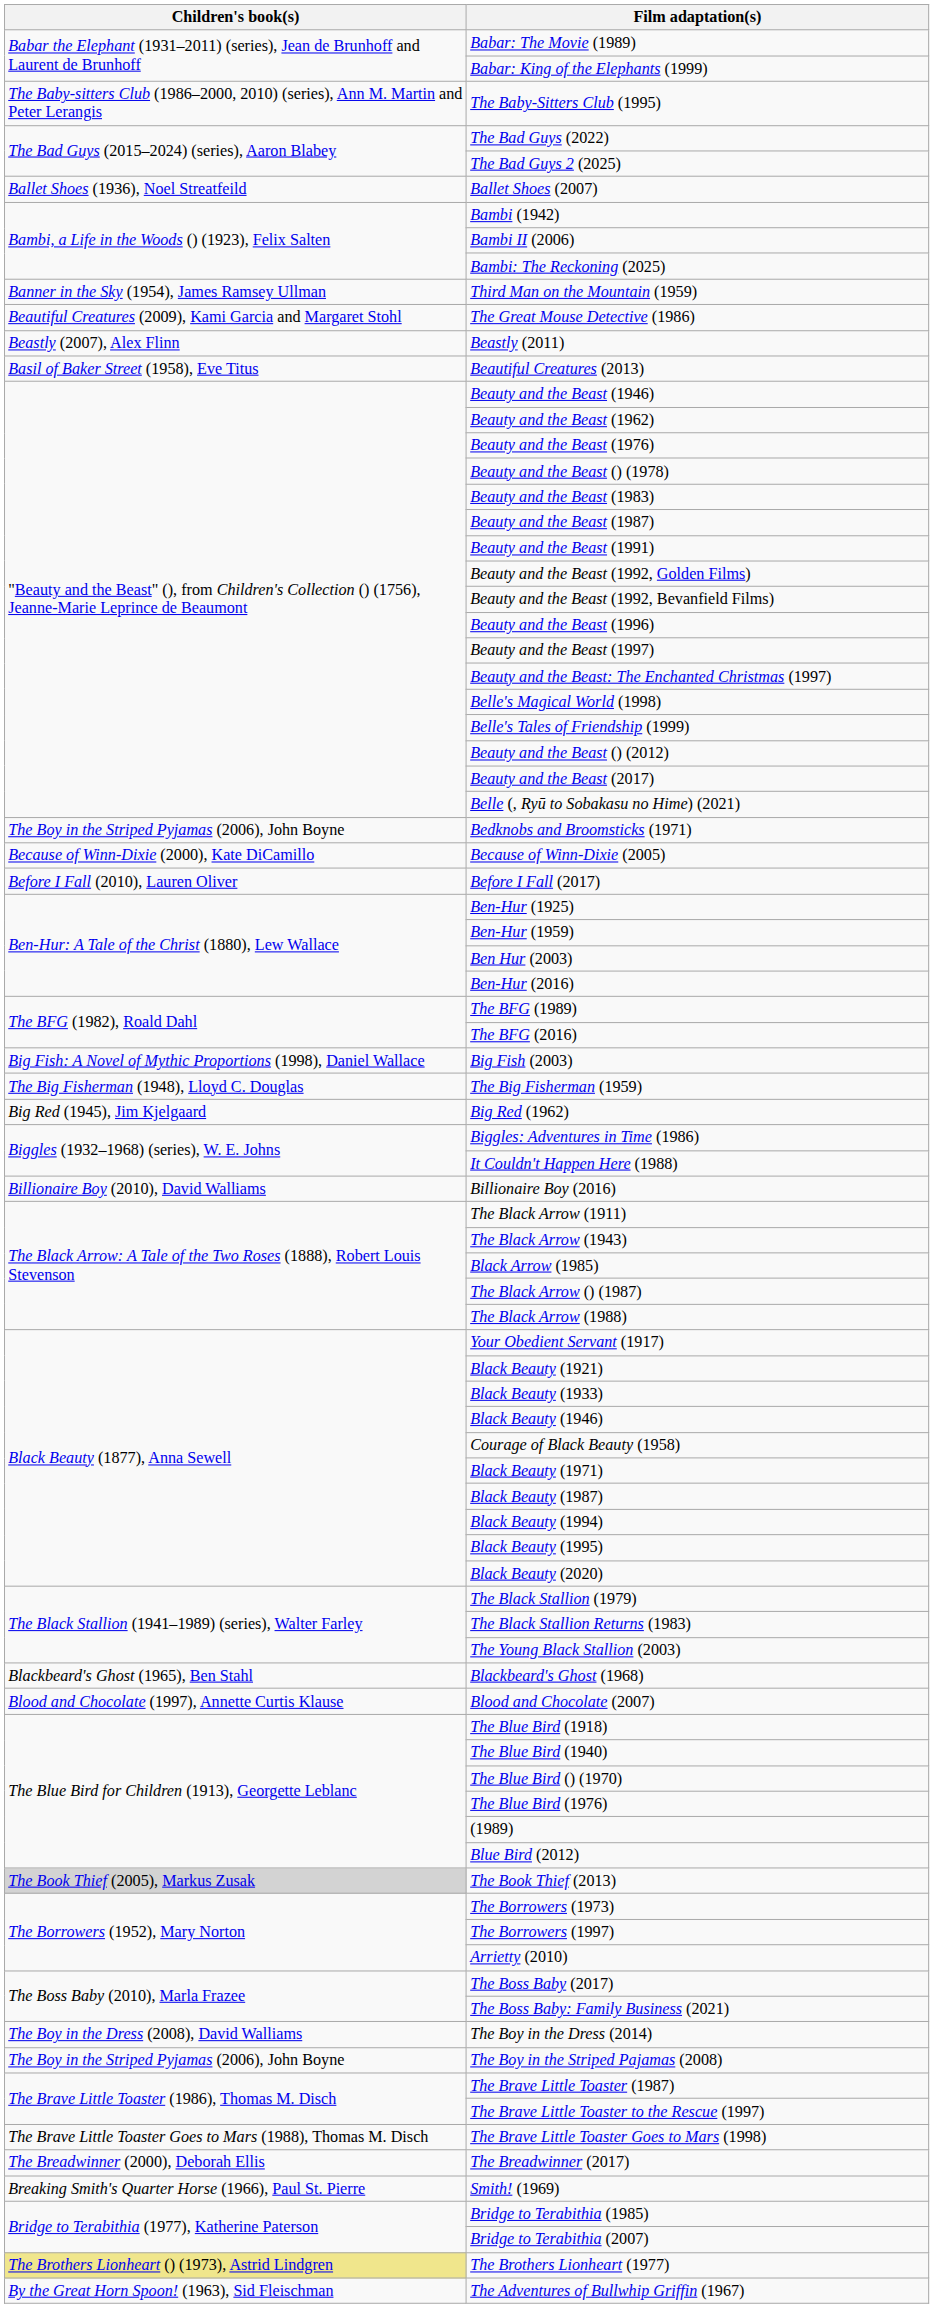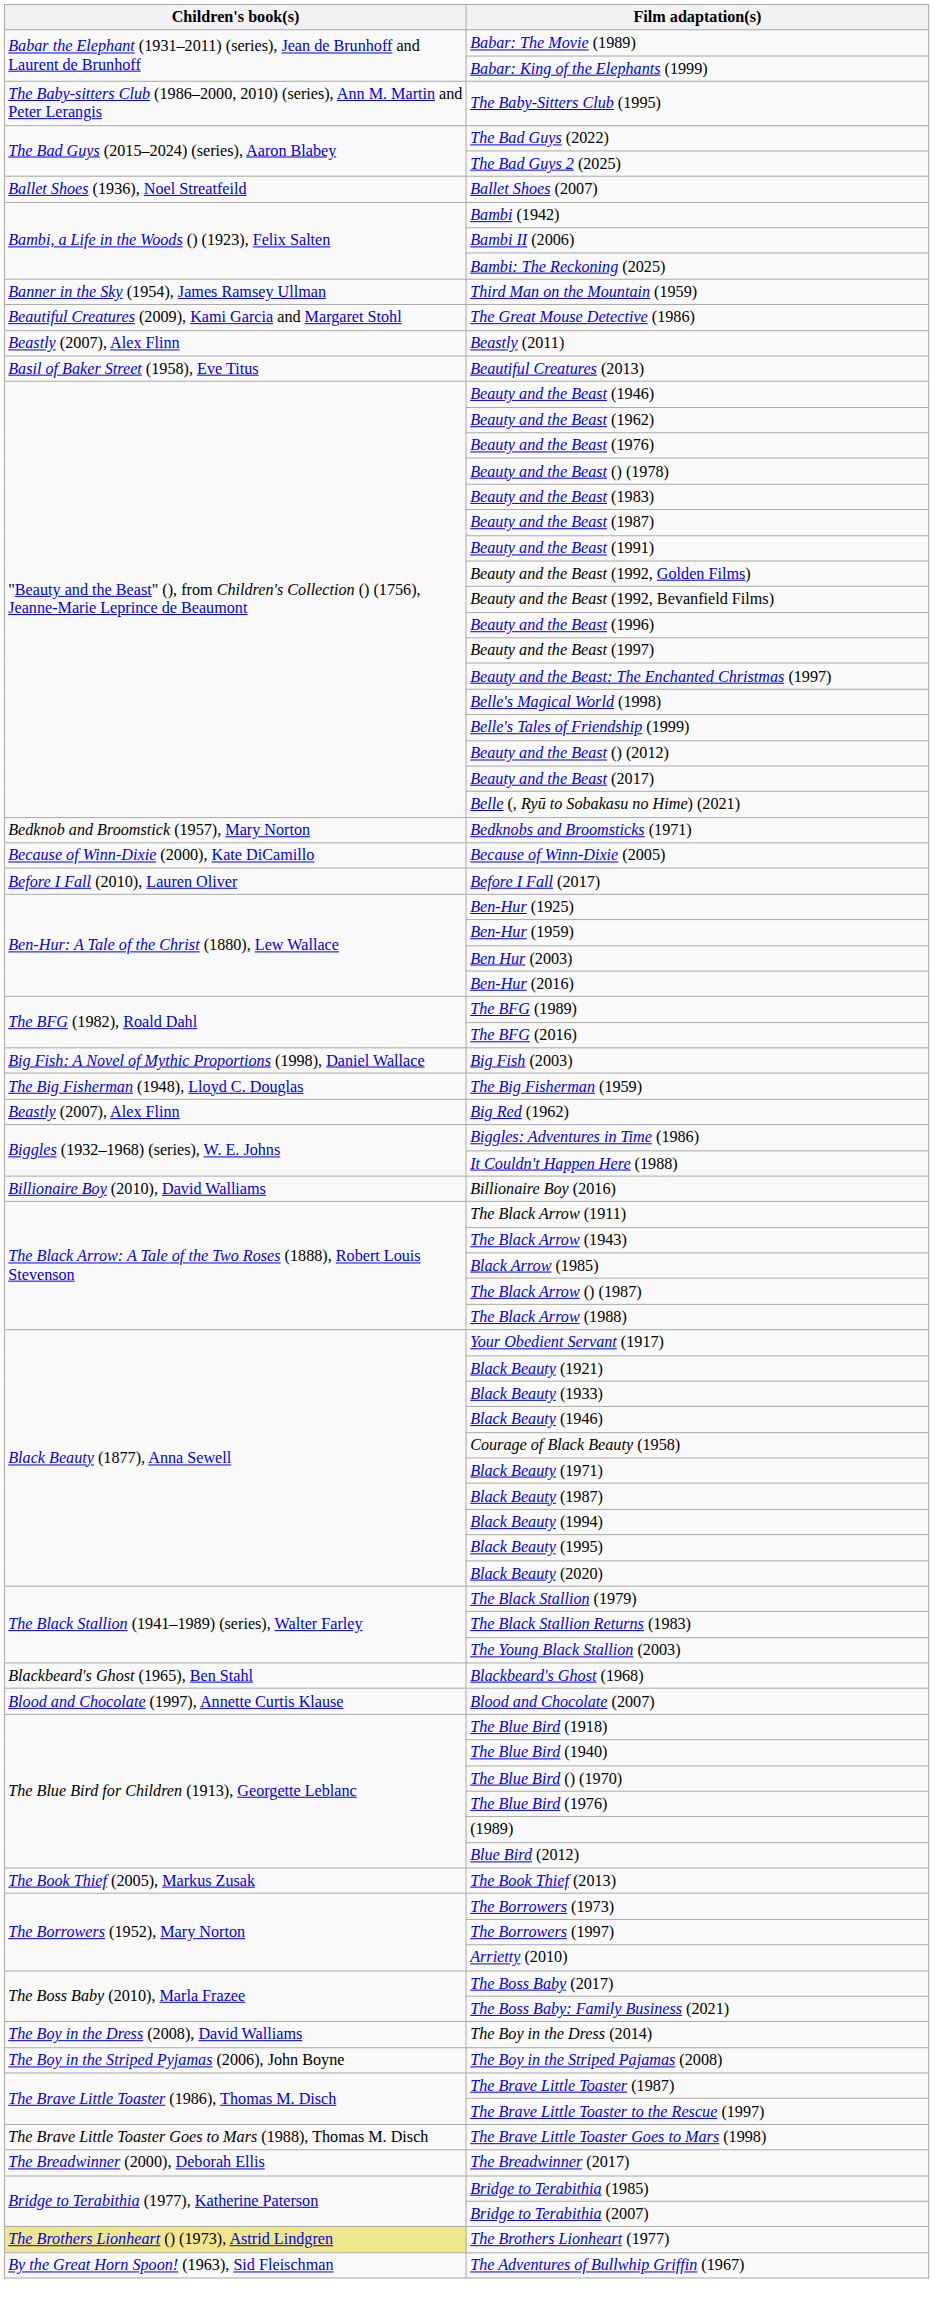(176, 829) The Boy in the Striped Pyjamas (2006), John Boyne -> (159, 829) Bedknob and Broomstick (1957), Mary Norton
(107, 1111) Big Red (1945), Jim Kjelgaard -> (94, 1111) Beastly (2007), Alex Flinn
(132, 1880) lightgrey background -> (132, 1880) no background
- row: (515, 2188)
